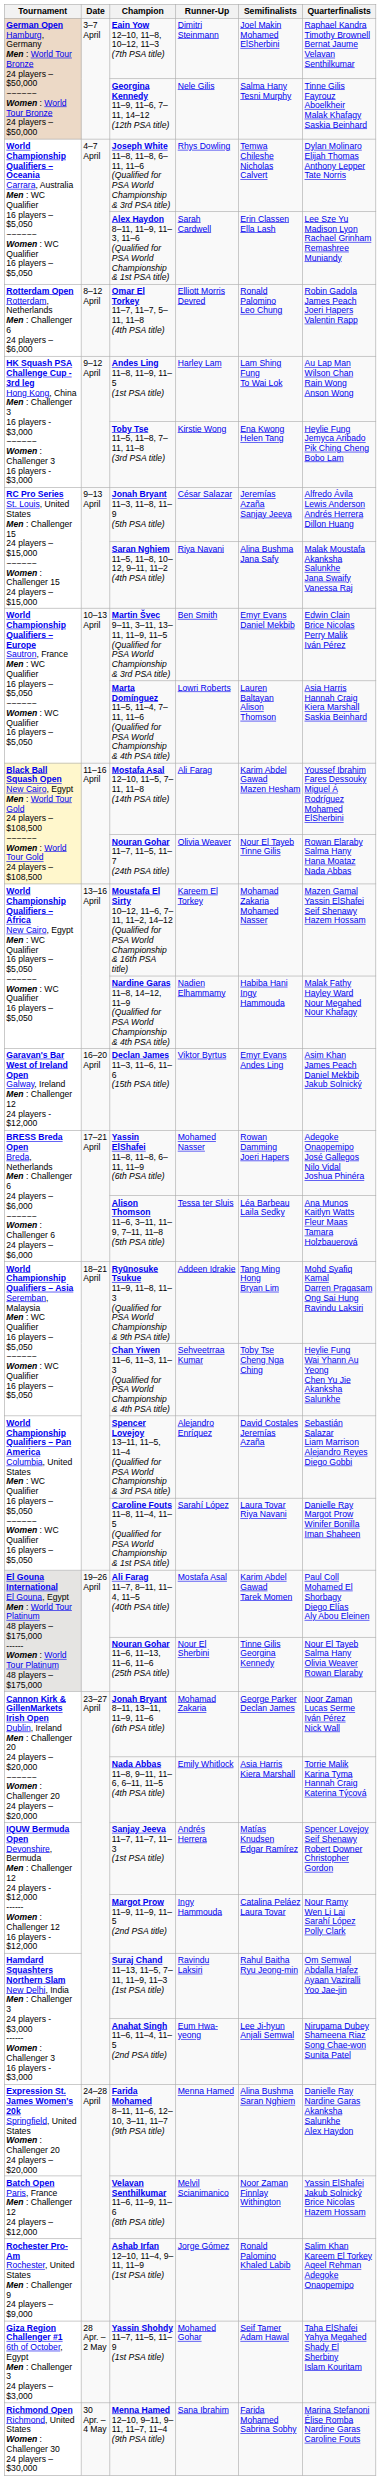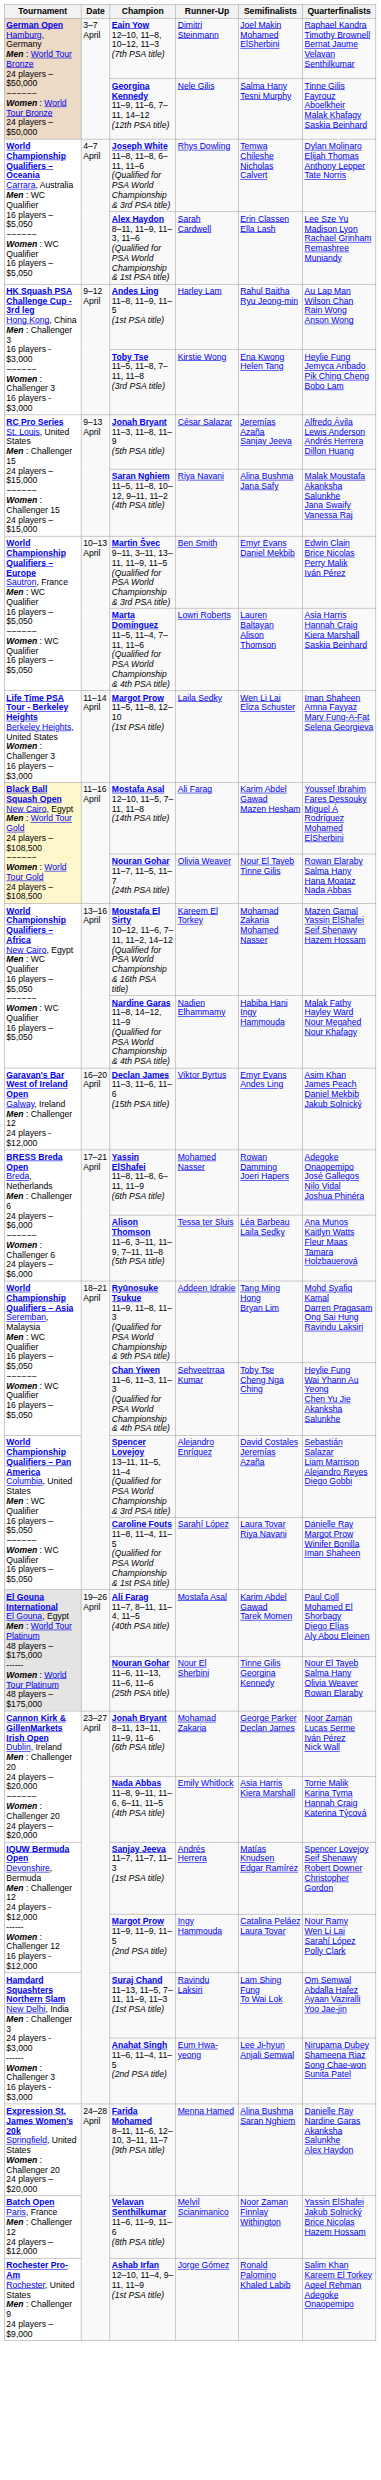- row: (140, 310)
(261, 373) Lam Shing Fung To Wai Lok -> (269, 296) Rahul Baitha Ryu Jeong-min
+ row: (142, 712)
(269, 1965) Rahul Baitha Ryu Jeong-min -> (261, 1990) Lam Shing Fung To Wai Lok
- row: (142, 2342)
- row: (143, 2425)
